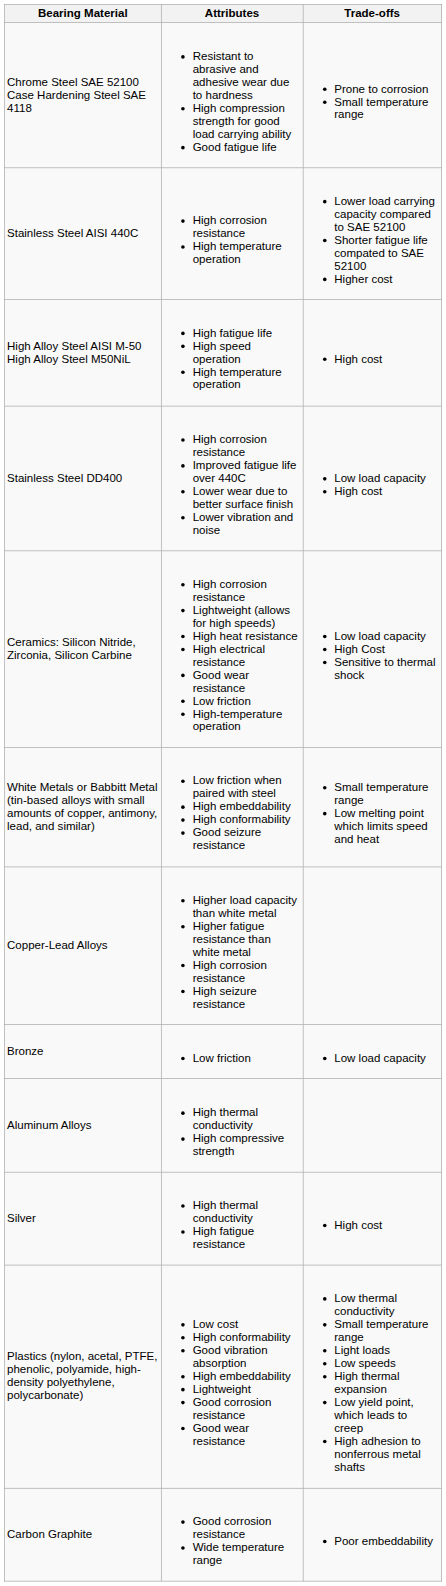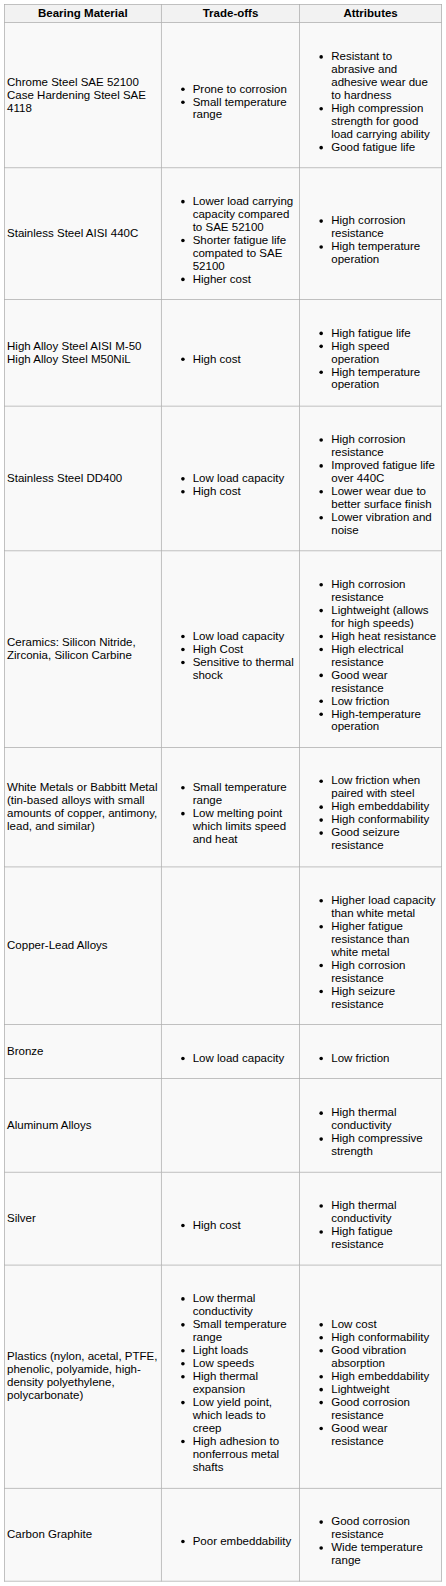columns swapped: (232, 13) <-> (372, 13)
